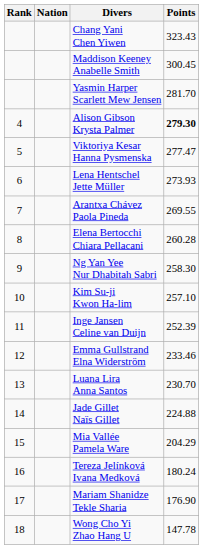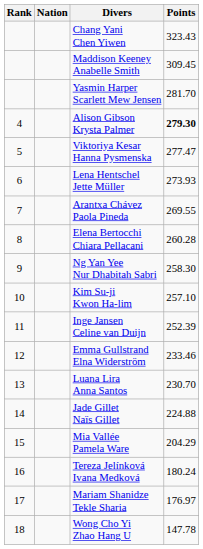(181, 65) 300.45 -> (181, 65) 309.45
(181, 501) 176.90 -> (181, 501) 176.97
